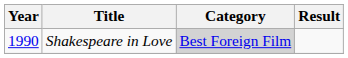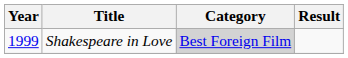(23, 41) 1990 -> (23, 41) 1999
